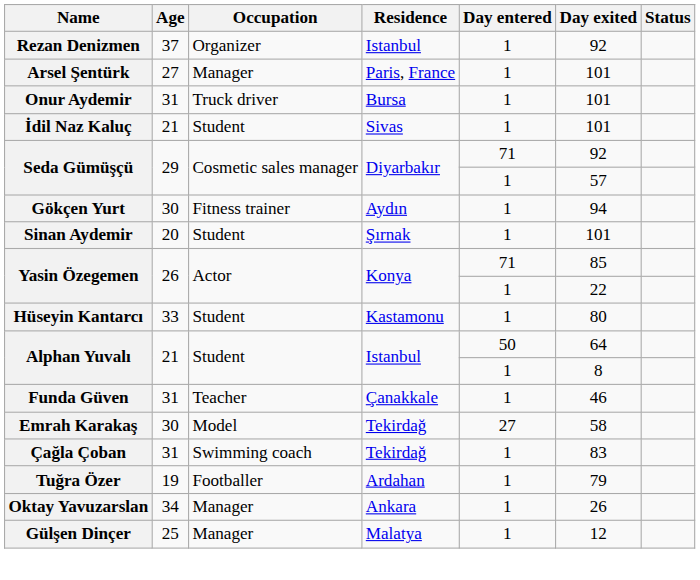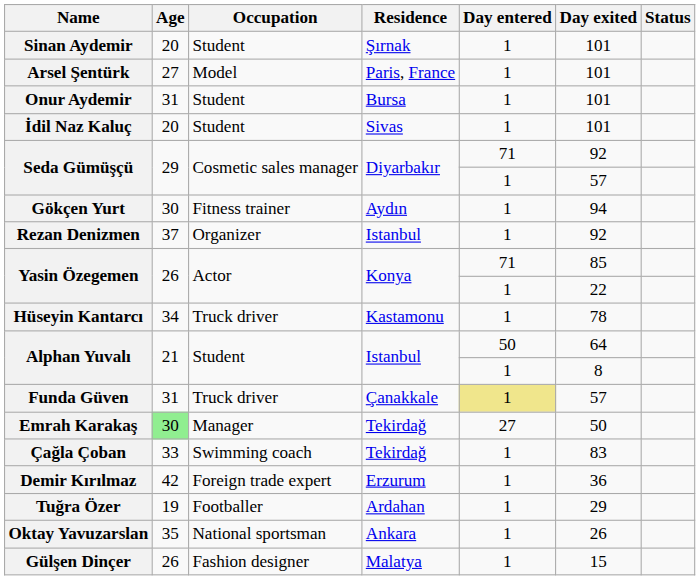rows swapped: (78, 235) <-> (78, 45)
(223, 72) Manager -> (215, 72) Model
(235, 99) Truck driver -> (219, 99) Student
(170, 126) 21 -> (170, 126) 20
(170, 316) 33 -> (170, 316) 34
(219, 316) Student -> (235, 316) Truck driver
(598, 316) 80 -> (598, 316) 78
(219, 398) Teacher -> (235, 398) Truck driver
(507, 398) no background -> (507, 398) khaki background
(598, 398) 46 -> (598, 398) 57
(170, 425) no background -> (170, 425) lightgreen background
(215, 425) Model -> (223, 425) Manager
(598, 425) 58 -> (598, 425) 50
(170, 452) 31 -> (170, 452) 33
+ row: (78, 479)
(598, 479) 79 -> (598, 506) 29
(170, 506) 34 -> (170, 533) 35
(223, 506) Manager -> (259, 533) National sportsman
(170, 533) 25 -> (170, 561) 26
(223, 533) Manager -> (251, 561) Fashion designer
(598, 533) 12 -> (598, 561) 15
